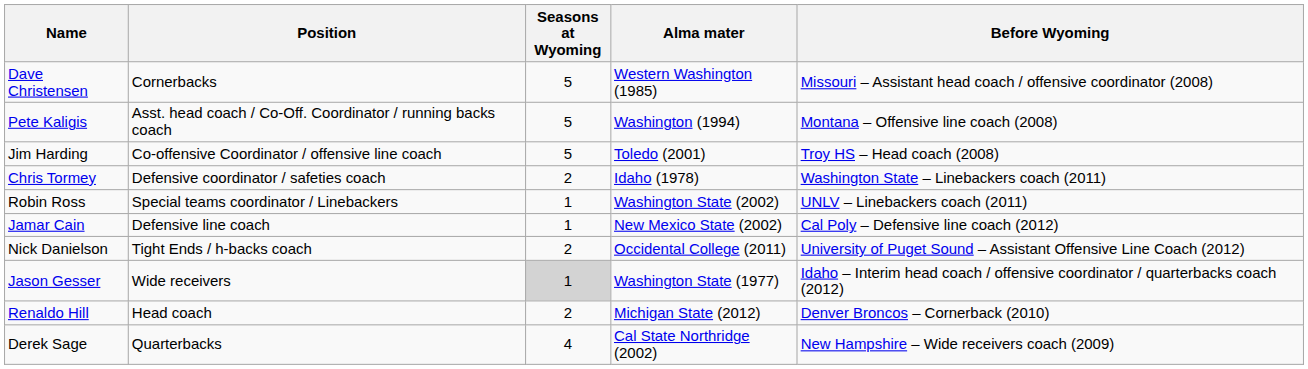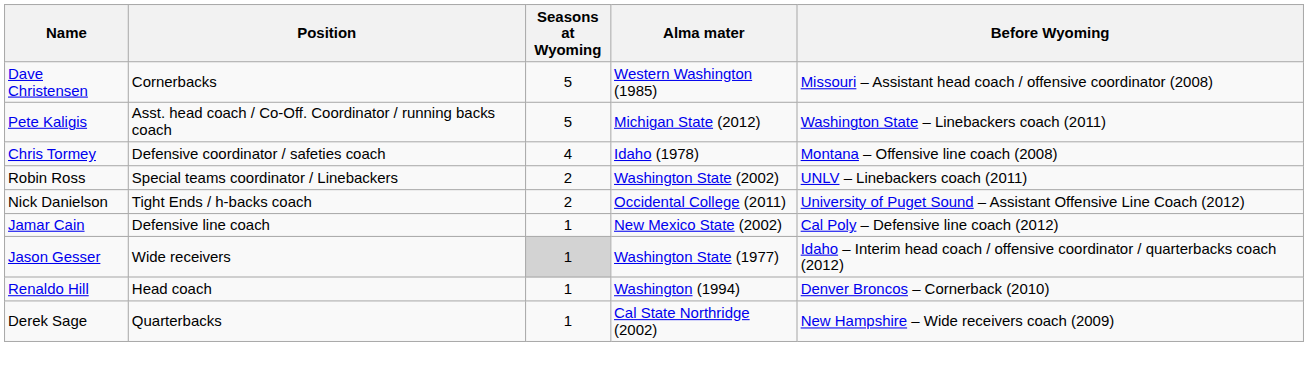(677, 122) Washington (1994) -> (687, 122) Michigan State (2012)
(929, 122) Montana – Offensive line coach (2008) -> (953, 122) Washington State – Linebackers coach (2011)
- row: (48, 154)
(568, 178) 2 -> (568, 154) 4
(953, 178) Washington State – Linebackers coach (2011) -> (929, 154) Montana – Offensive line coach (2008)
(568, 202) 1 -> (568, 178) 2
rows swapped: (46, 225) <-> (58, 249)
(568, 313) 2 -> (568, 289) 1
(687, 313) Michigan State (2012) -> (677, 289) Washington (1994)
(568, 345) 4 -> (568, 321) 1
